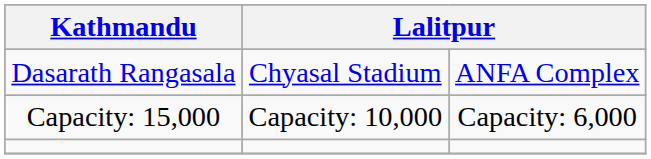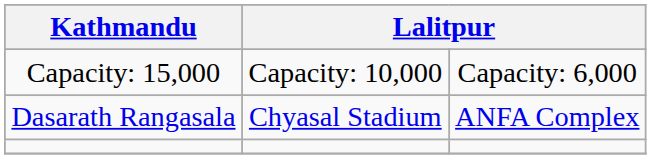rows swapped: (123, 71) <-> (123, 116)
